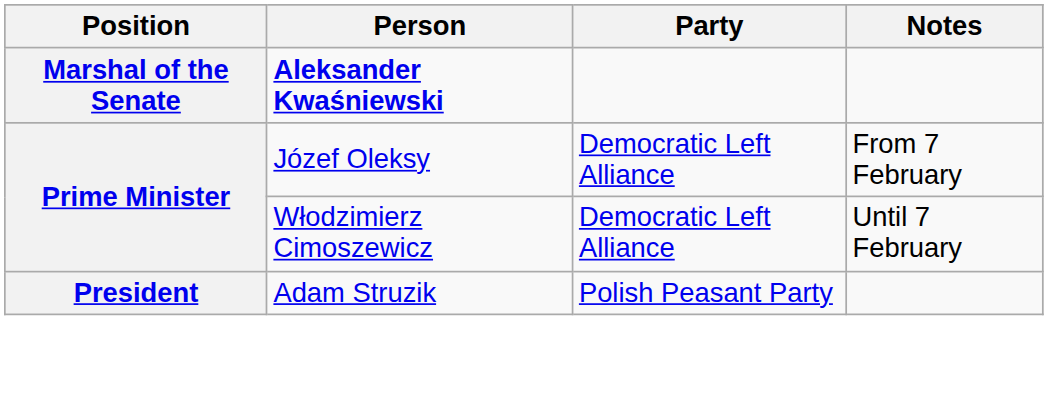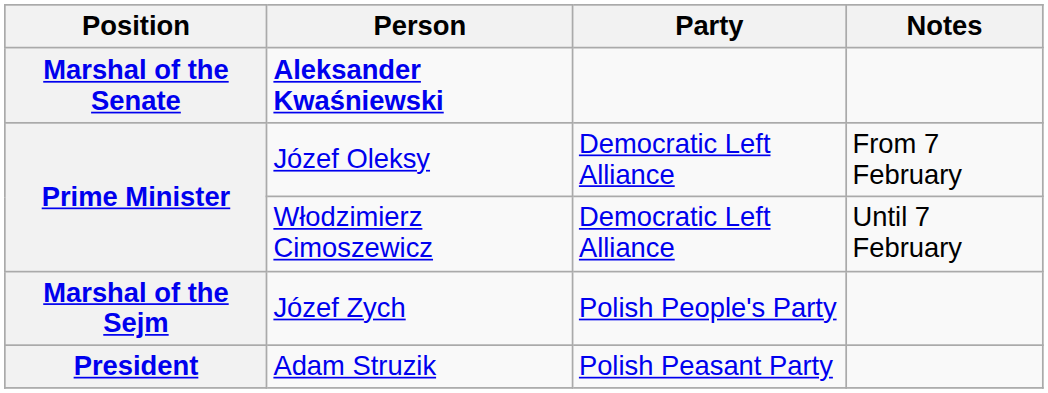+ row: (340, 307)
